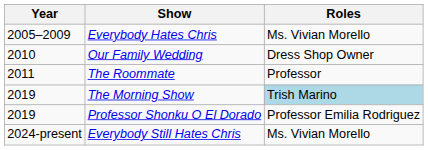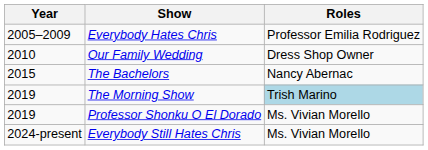(319, 34) Ms. Vivian Morello -> (344, 34) Professor Emilia Rodriguez
- row: (131, 74)
+ row: (128, 74)
(344, 114) Professor Emilia Rodriguez -> (319, 114) Ms. Vivian Morello
